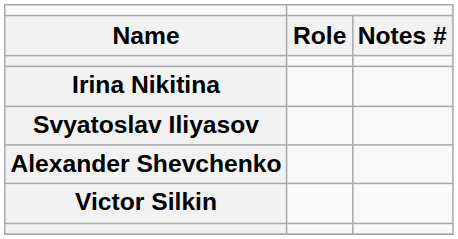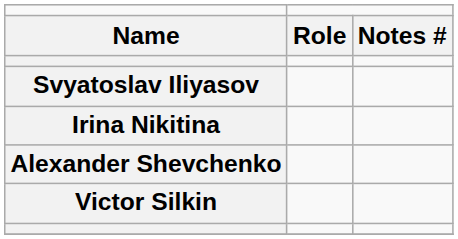rows swapped: (146, 124) <-> (146, 85)
